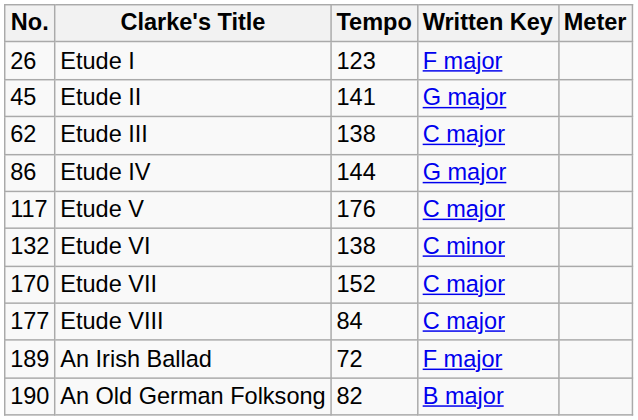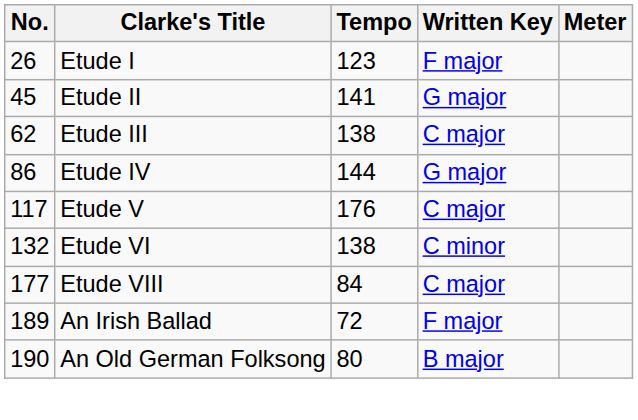- row: (109, 284)
(350, 396) 82 -> (350, 358) 80
